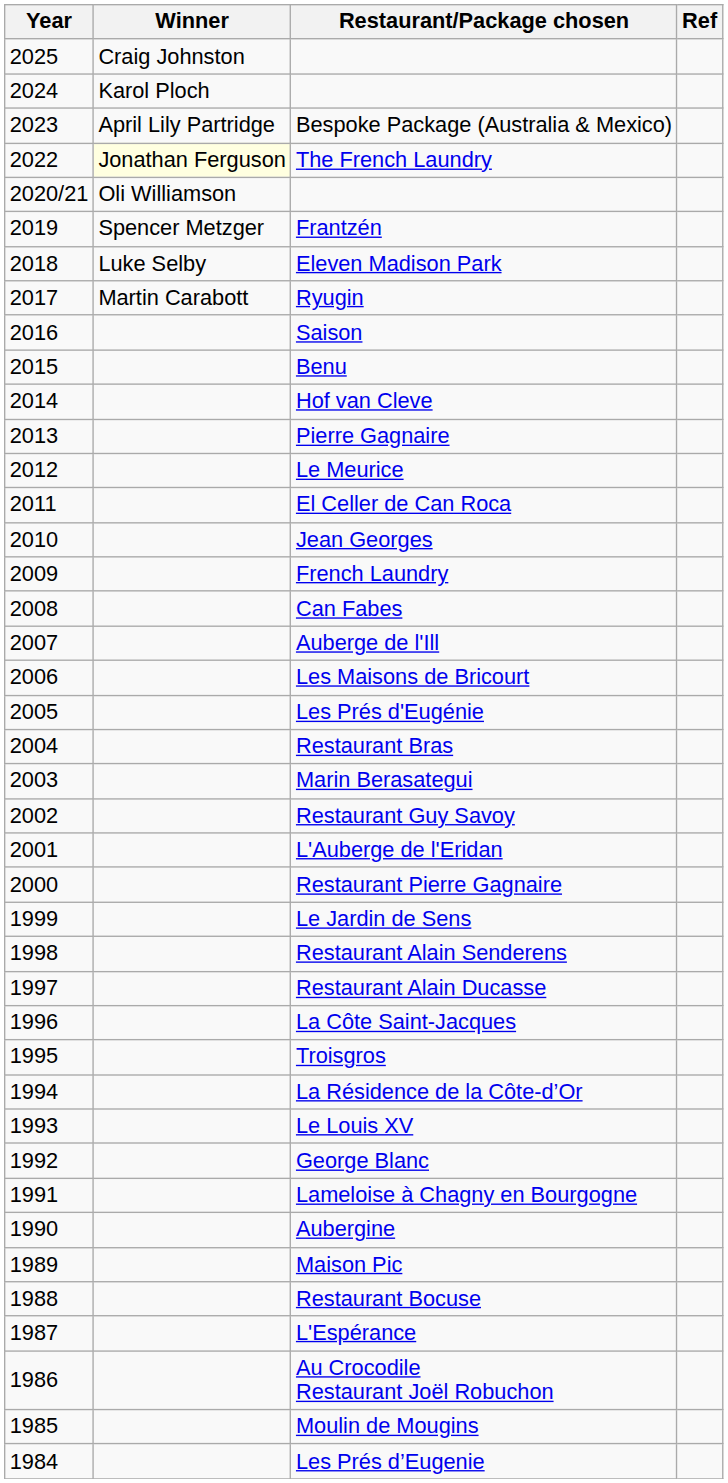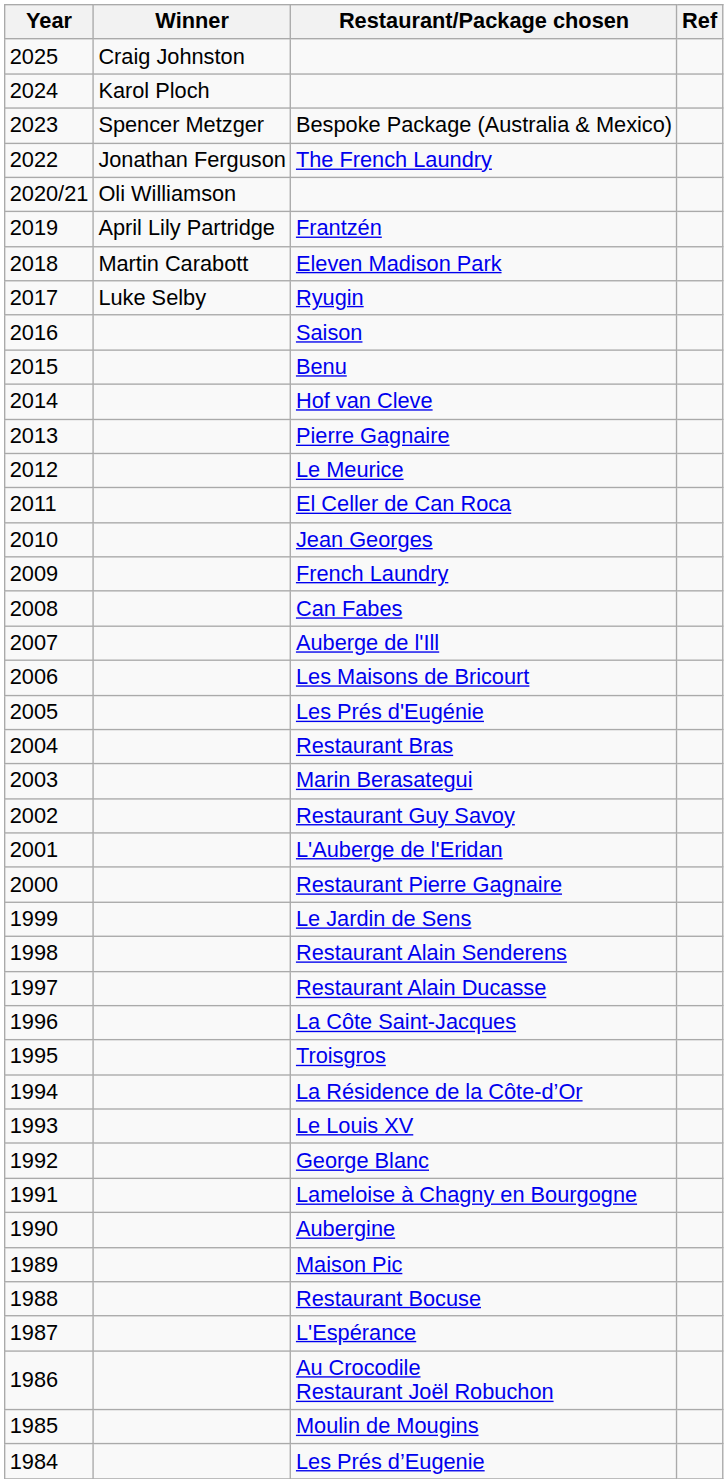(187, 125) April Lily Partridge -> (181, 125) Spencer Metzger
(192, 159) lightyellow background -> (192, 159) no background
(181, 228) Spencer Metzger -> (187, 228) April Lily Partridge
(152, 263) Luke Selby -> (173, 263) Martin Carabott
(173, 297) Martin Carabott -> (152, 297) Luke Selby
